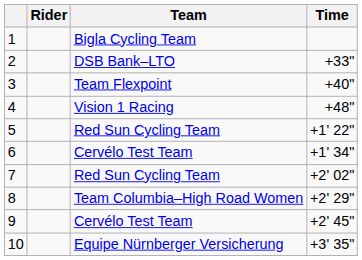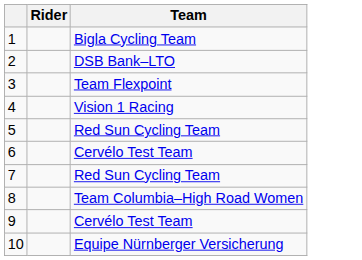- column: (332, 15)
